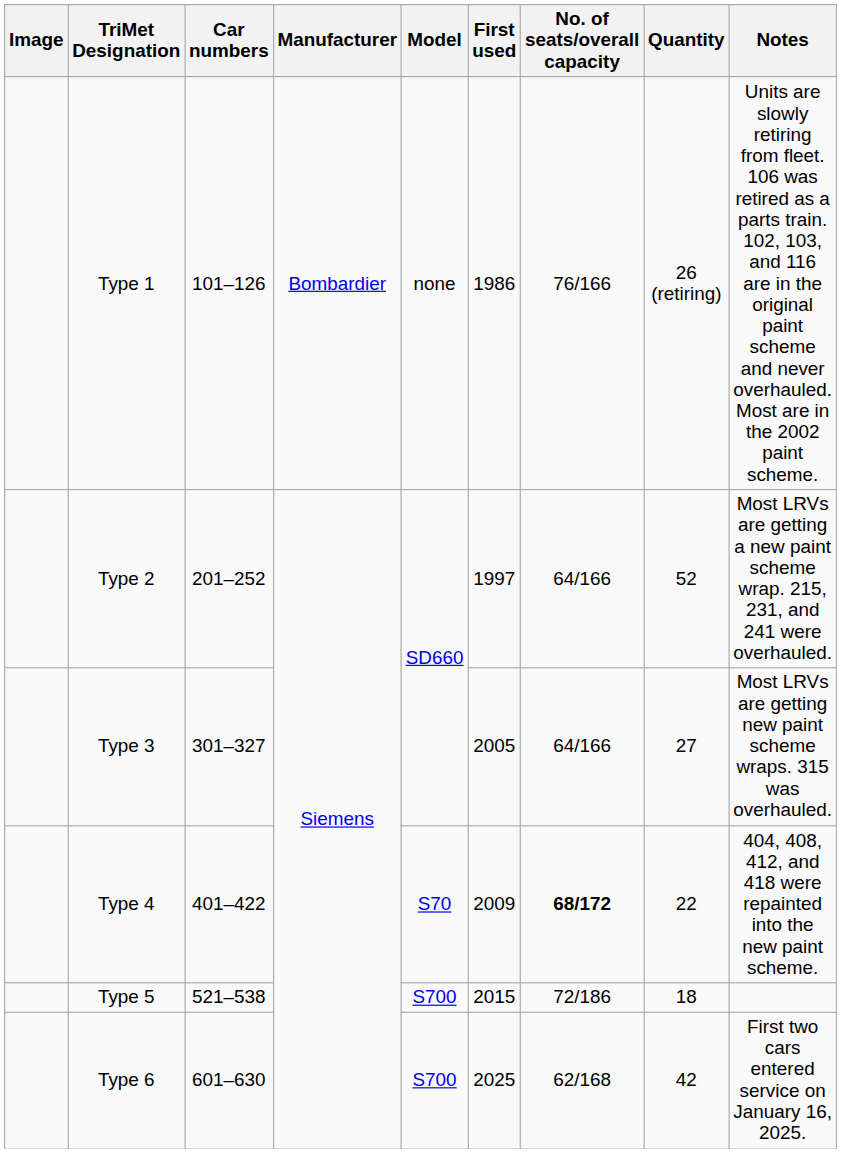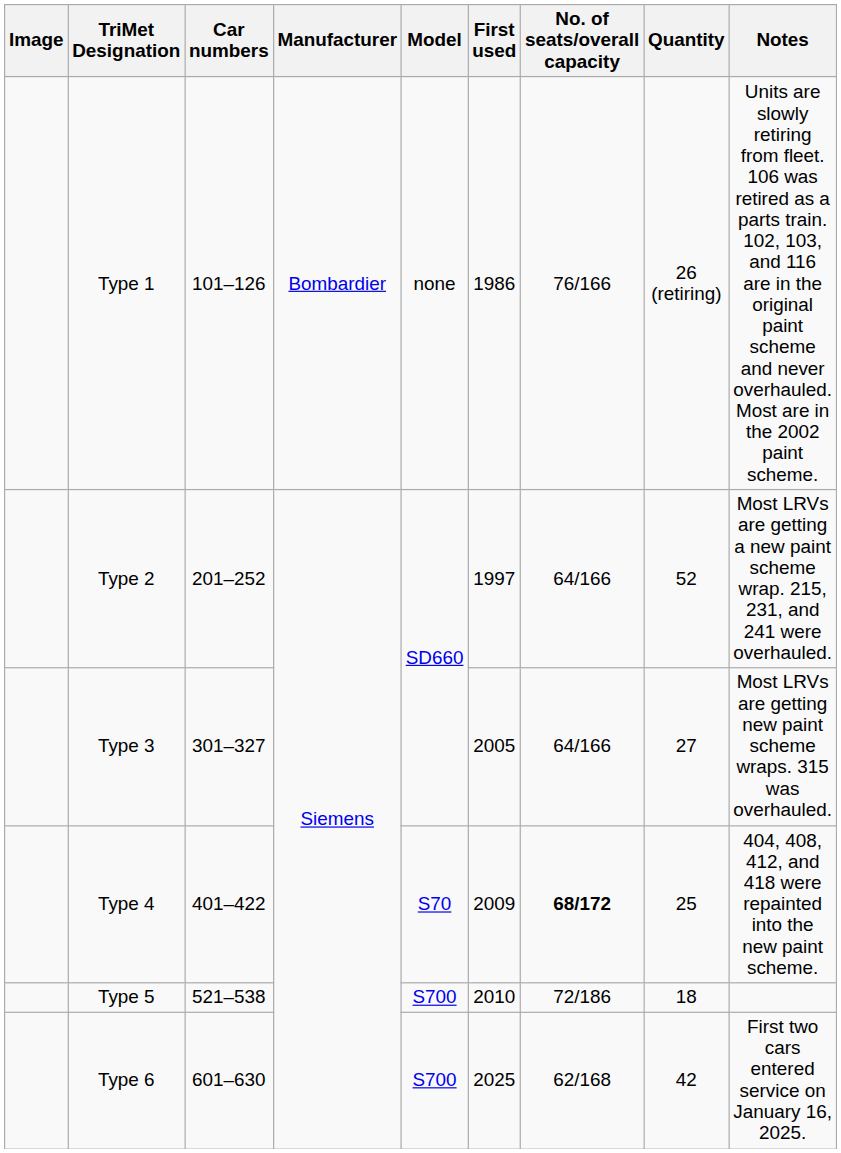(686, 903) 22 -> (686, 903) 25
(494, 997) 2015 -> (494, 997) 2010
